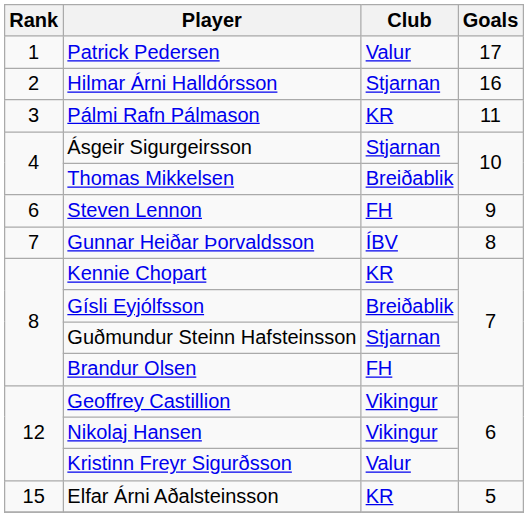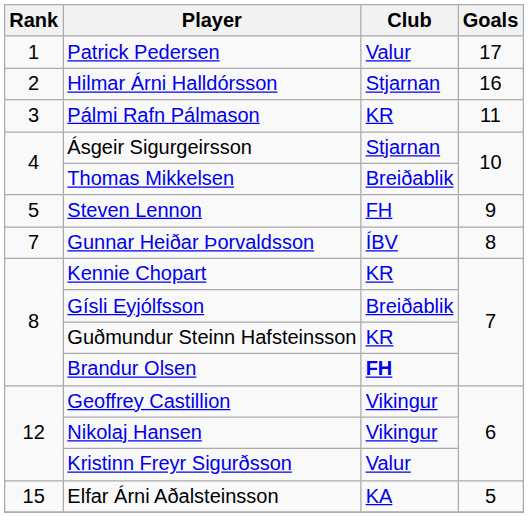(34, 210) 6 -> (34, 210) 5
(403, 337) Stjarnan -> (380, 337) KR
(379, 369) normal -> (379, 369) bold
(380, 496) KR -> (379, 496) KA
